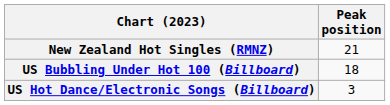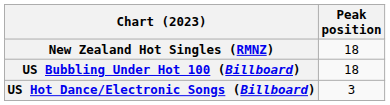(352, 49) 21 -> (352, 49) 18
